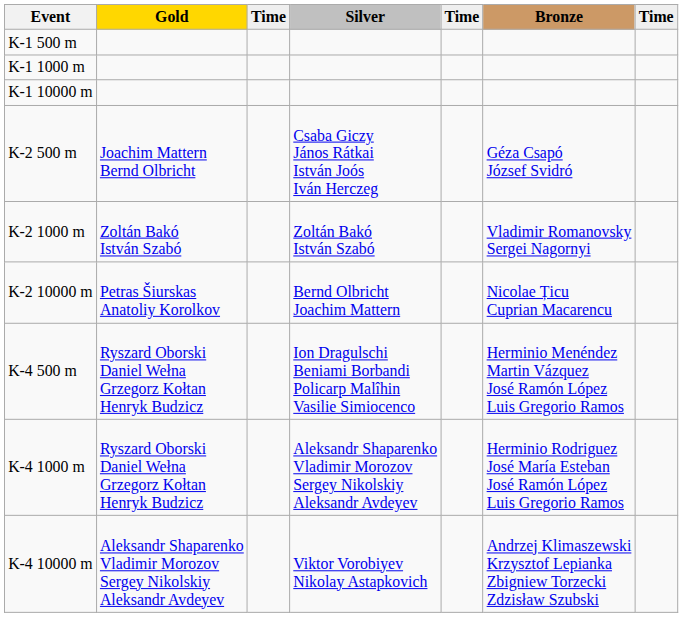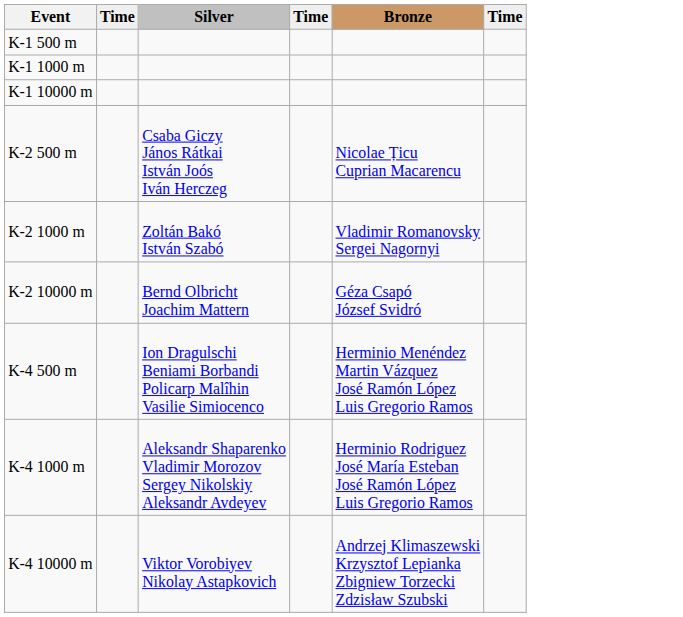- column: (172, 17)
(530, 162) Géza Csapó József Svidró -> (398, 162) Nicolae Țicu Cuprian Macarencu
(549, 301) Nicolae Țicu Cuprian Macarencu -> (378, 301) Géza Csapó József Svidró
